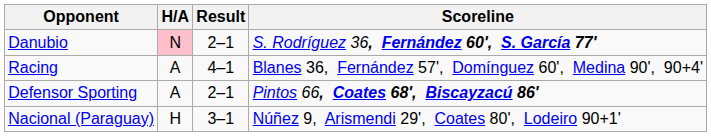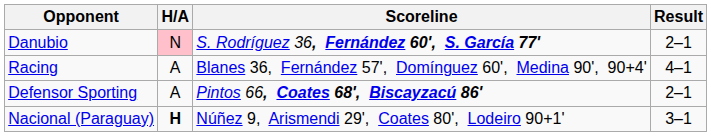columns swapped: (221, 17) <-> (478, 17)
(175, 118) normal -> (175, 118) bold
